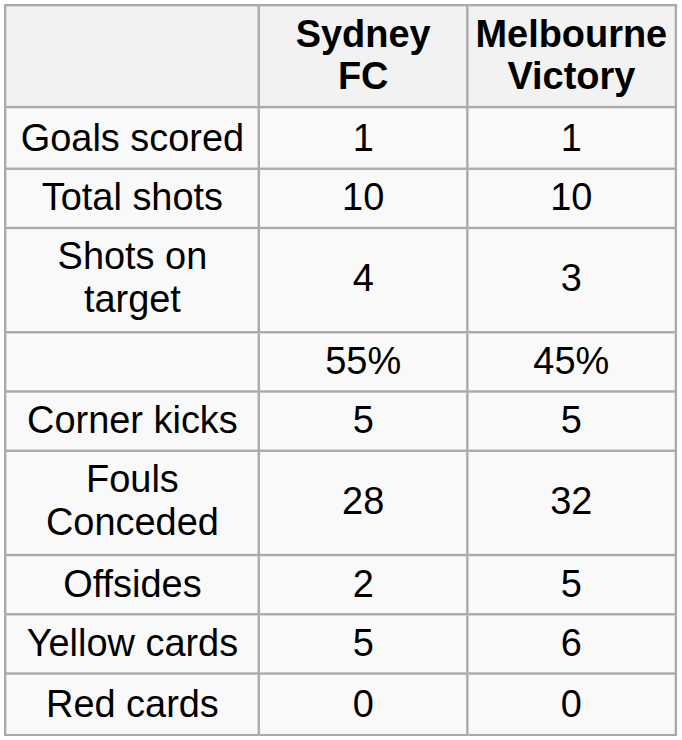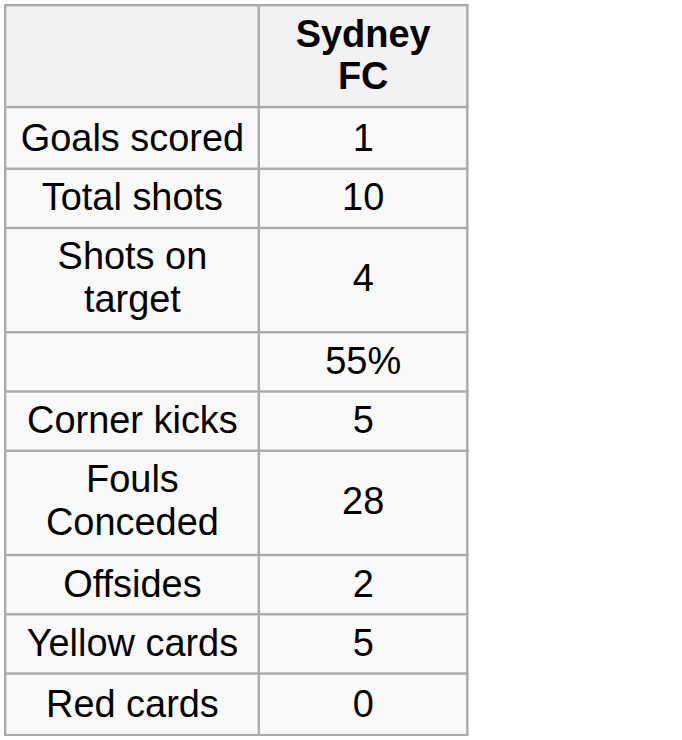- column: (571, 55)
